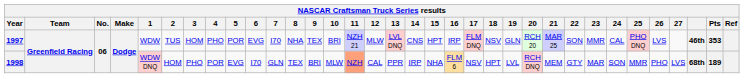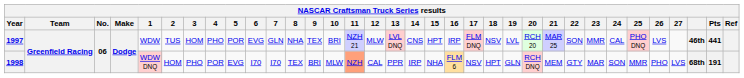(276, 40) I70 -> (276, 40) GLN
(513, 40) GLN -> (513, 40) LVL
(715, 40) 353 -> (715, 40) 441
(276, 62) GLN -> (276, 62) I70
(513, 62) LVL -> (513, 62) GLN
(715, 62) 189 -> (715, 62) 191
